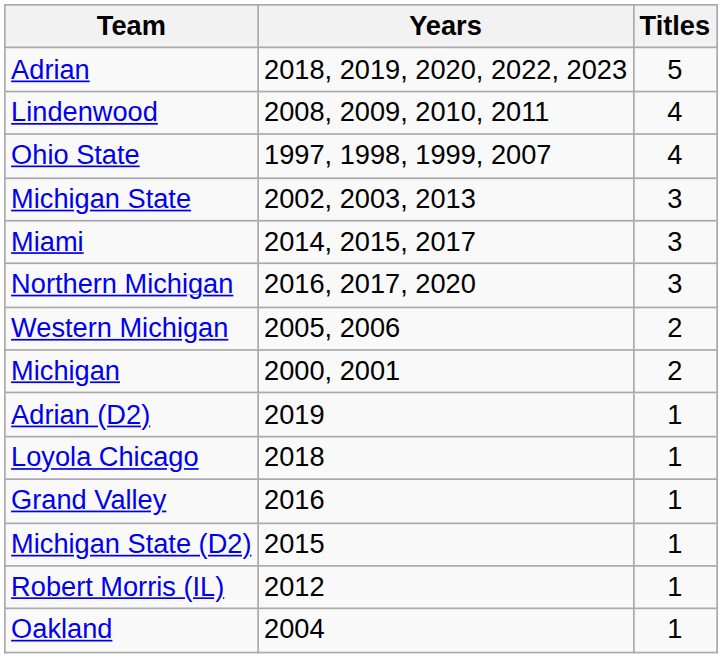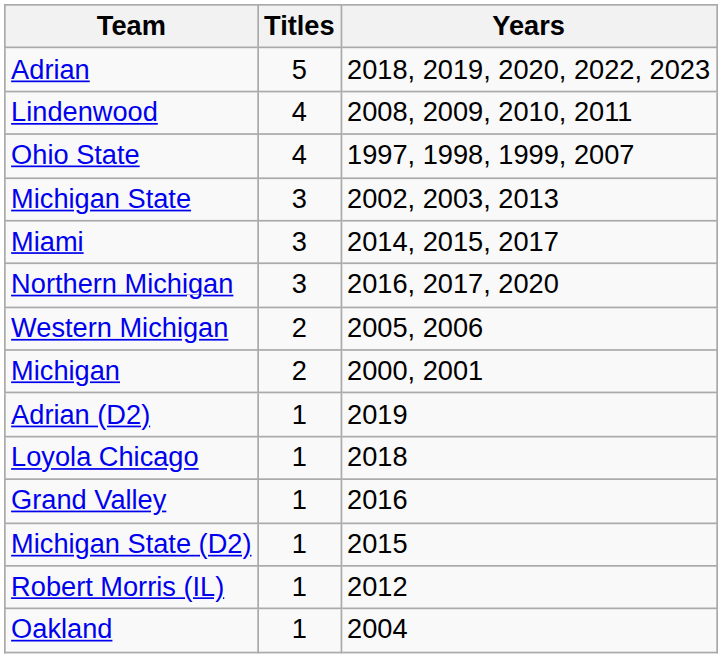columns swapped: (675, 26) <-> (446, 26)
